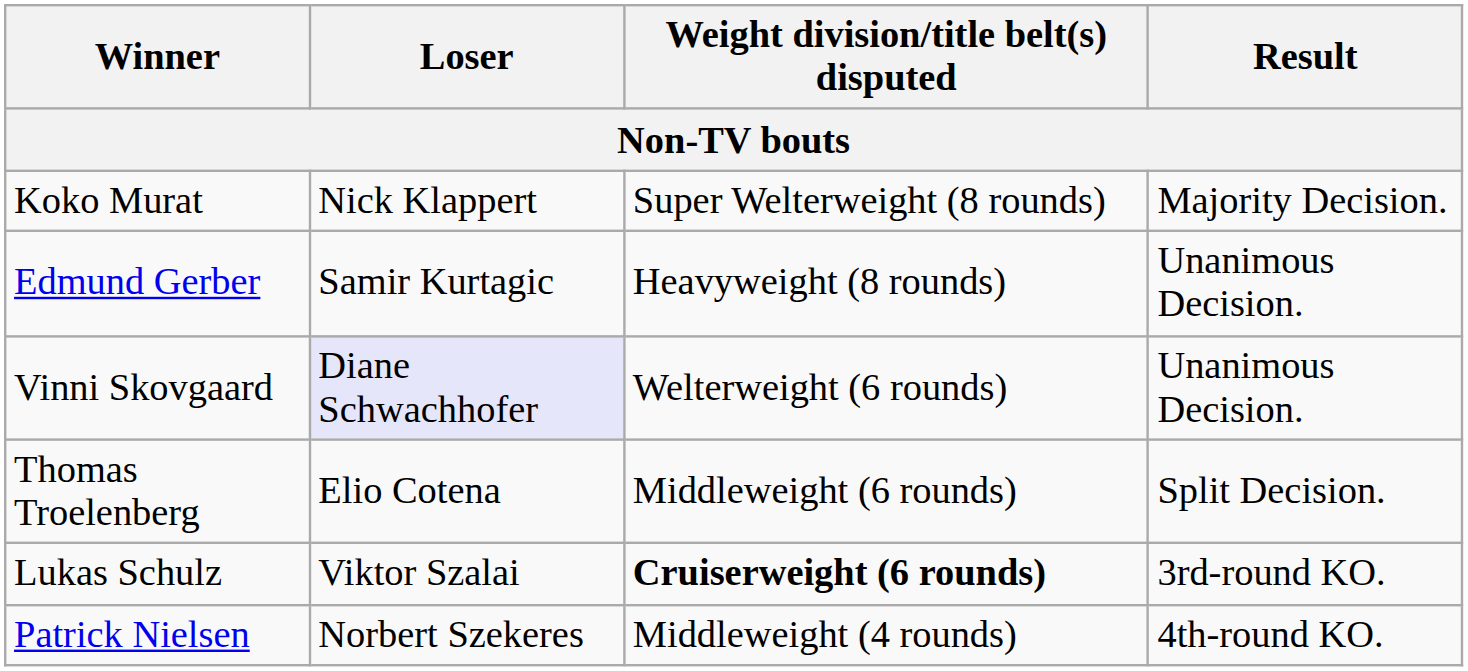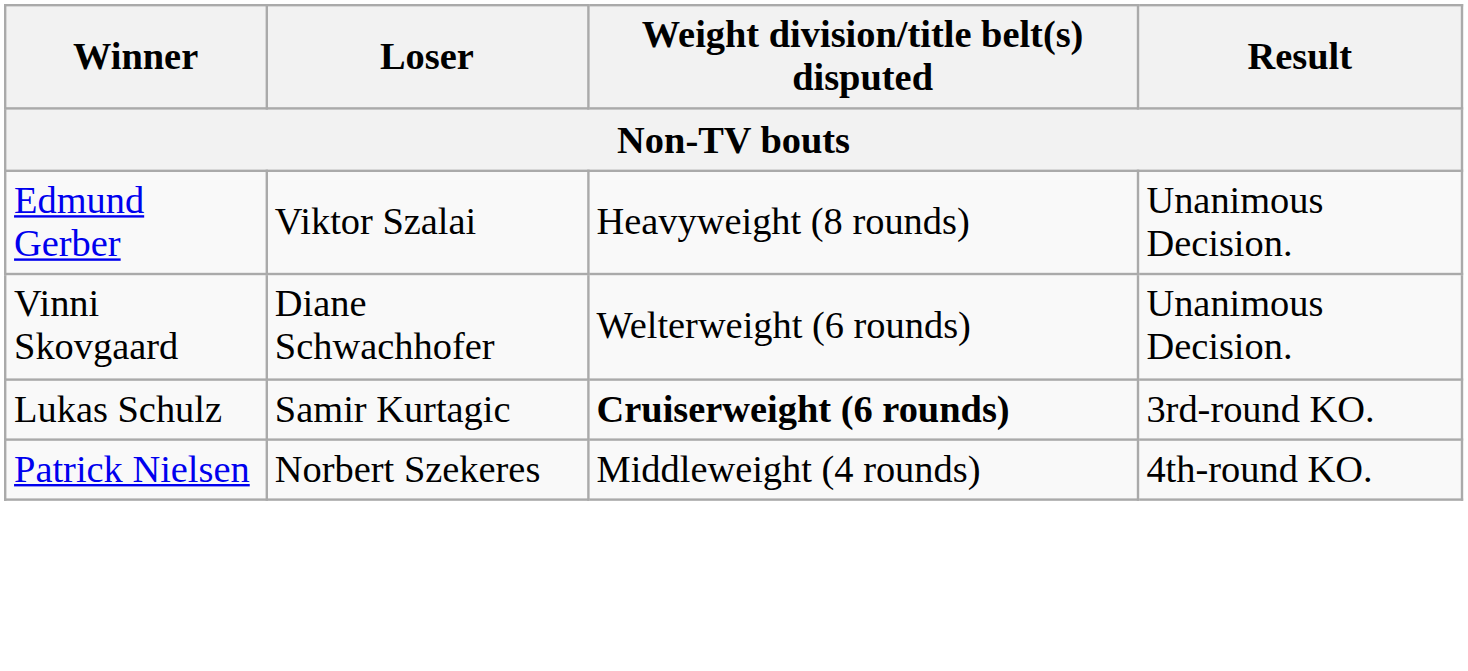- row: (108, 199)
(436, 282) Samir Kurtagic -> (376, 221) Viktor Szalai
(428, 386) lavender background -> (385, 325) no background
- row: (107, 490)
(419, 573) Viktor Szalai -> (393, 408) Samir Kurtagic
